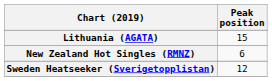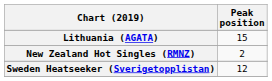(242, 53) 6 -> (242, 53) 2
